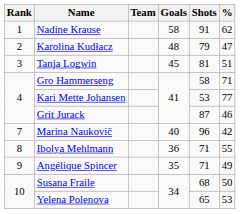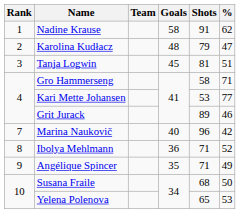(204, 115) 87 -> (204, 115) 89
(227, 149) 55 -> (227, 149) 52
